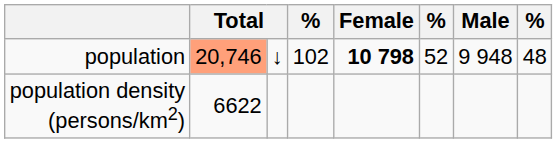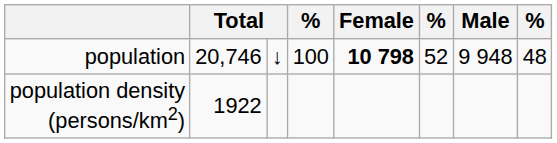(228, 56) lightsalmon background -> (228, 56) no background
(311, 56) 102 -> (311, 56) 100
(237, 105) 6622 -> (237, 105) 1922
